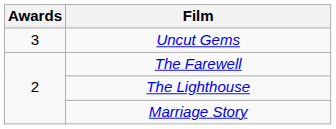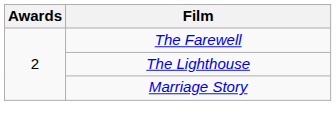- row: (198, 40)
